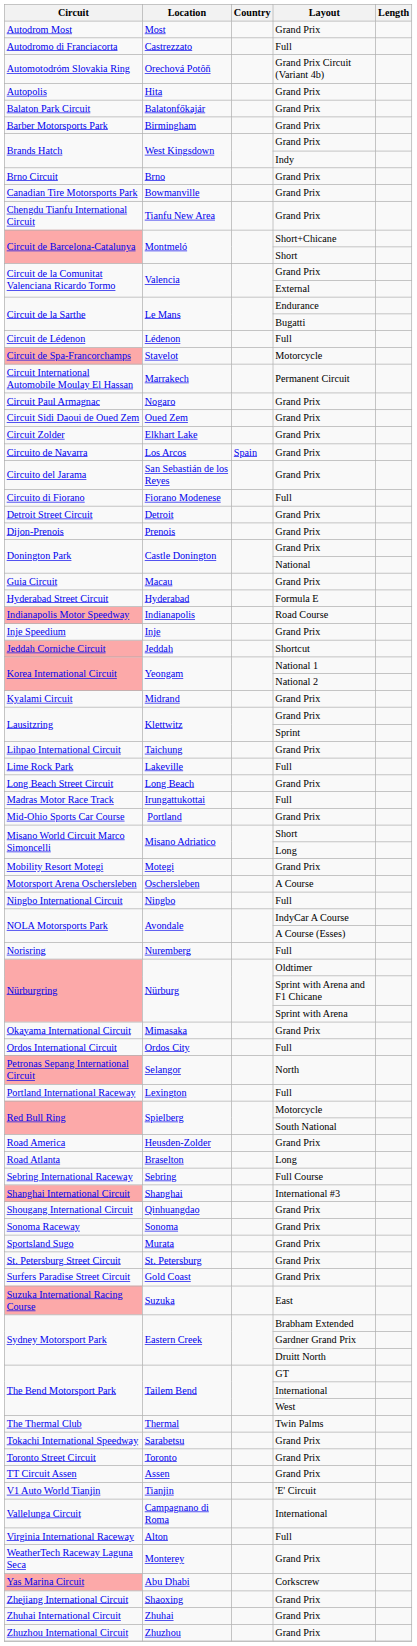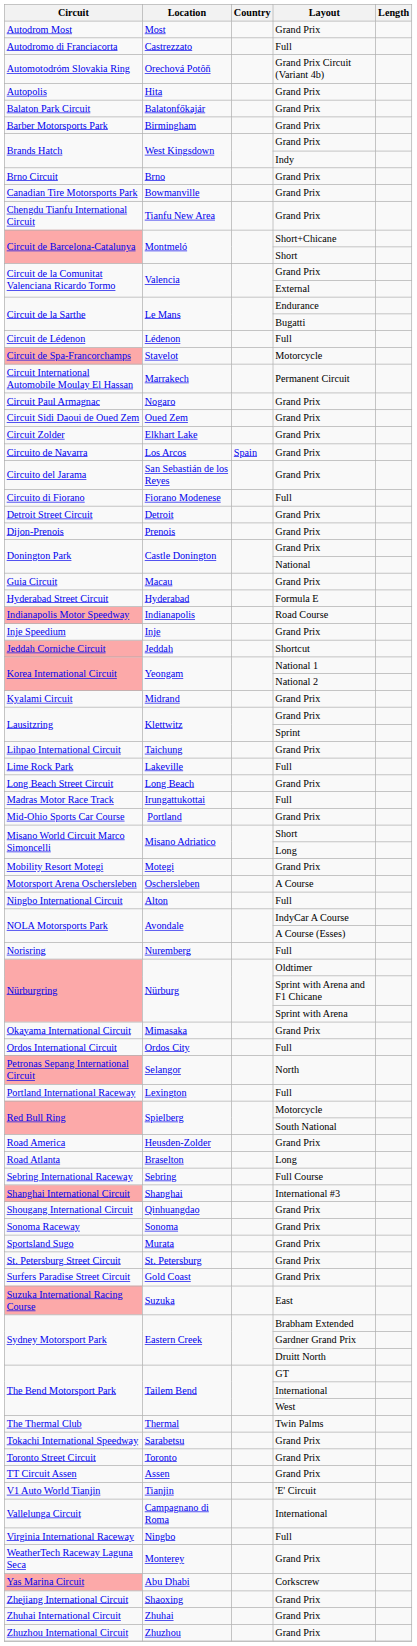(160, 900) Ningbo -> (156, 900) Alton
(156, 1536) Alton -> (160, 1536) Ningbo
